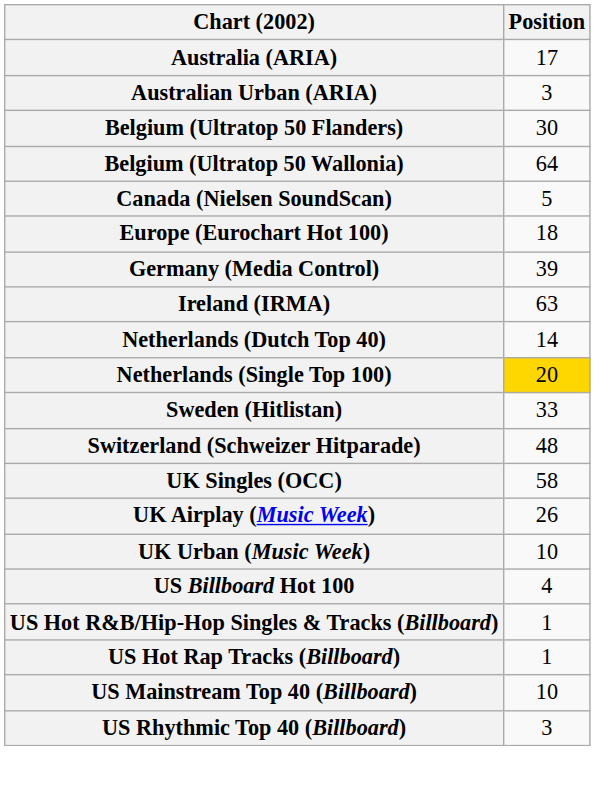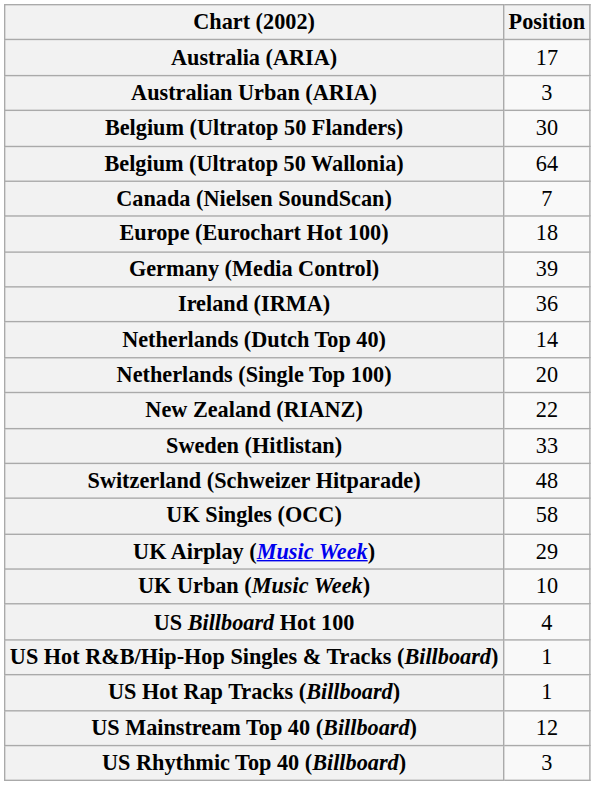(547, 198) 5 -> (547, 198) 7
(547, 304) 63 -> (547, 304) 36
(547, 374) gold background -> (547, 374) no background
+ row: (254, 410)
(547, 515) 26 -> (547, 551) 29
(547, 692) 10 -> (547, 727) 12
